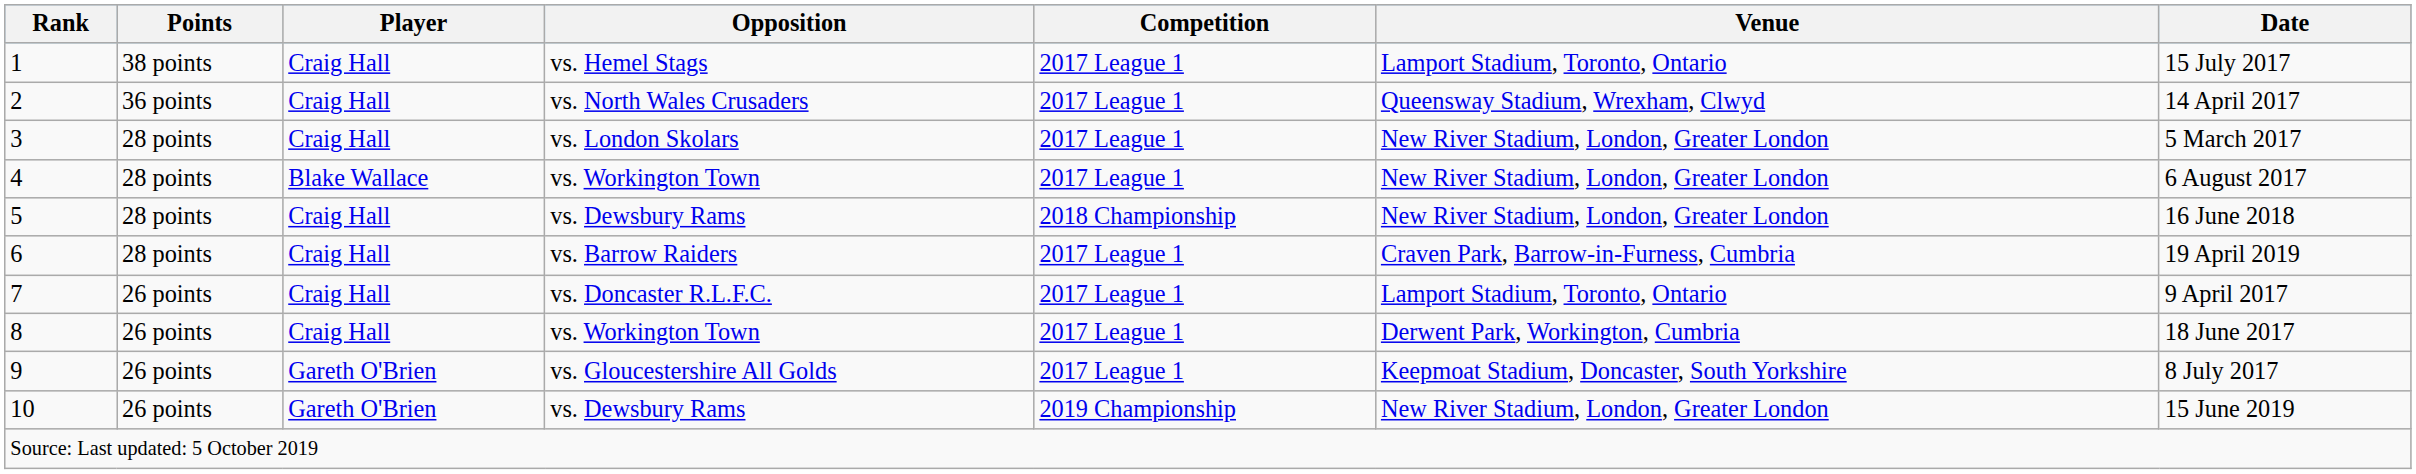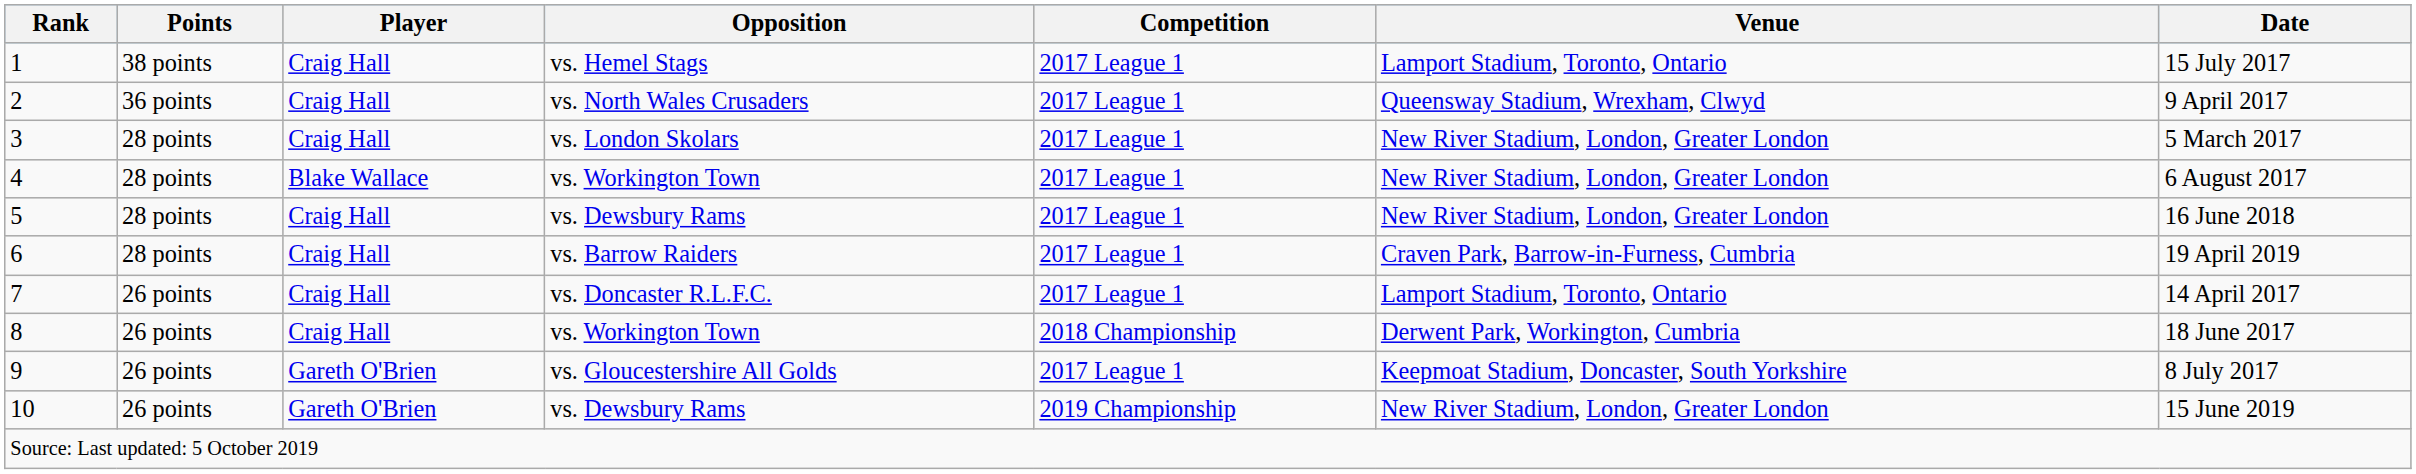(2232, 100) 14 April 2017 -> (2226, 100) 9 April 2017
(1138, 216) 2018 Championship -> (1112, 216) 2017 League 1
(2226, 293) 9 April 2017 -> (2232, 293) 14 April 2017
(1112, 332) 2017 League 1 -> (1138, 332) 2018 Championship
